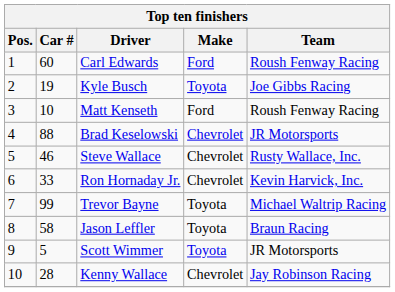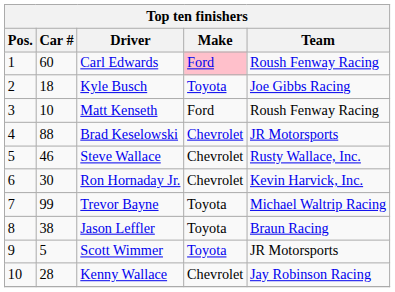(201, 63) no background -> (201, 63) pink background
(47, 87) 19 -> (47, 87) 18
(47, 181) 33 -> (47, 181) 30
(47, 228) 58 -> (47, 228) 38
